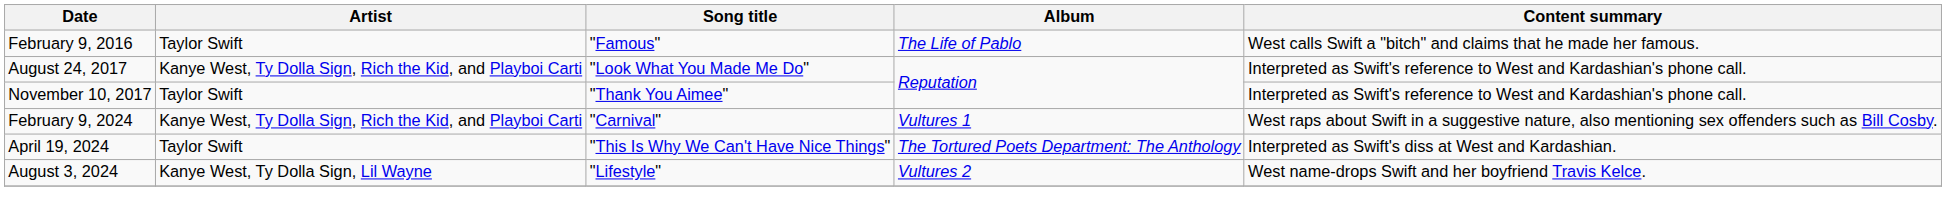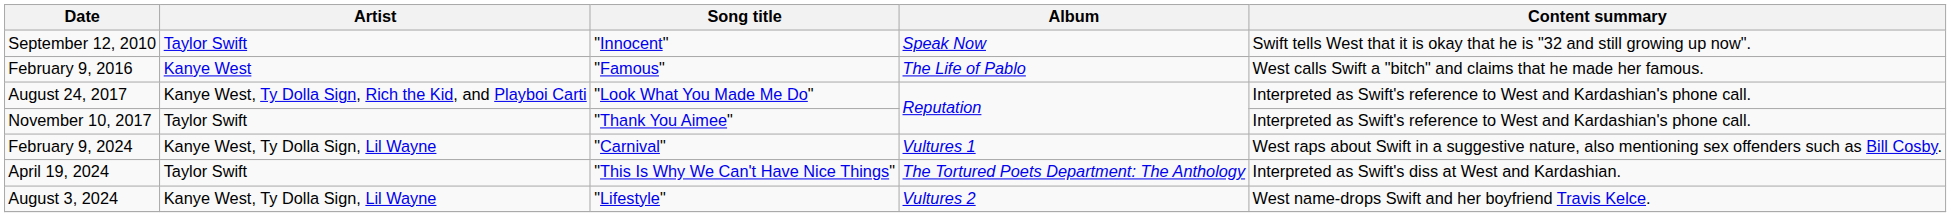+ row: (82, 43)
(201, 43) Taylor Swift -> (208, 69) Kanye West
(371, 120) Kanye West, Ty Dolla Sign, Rich the Kid, and Playboi Carti -> (300, 146) Kanye West, Ty Dolla Sign, Lil Wayne
